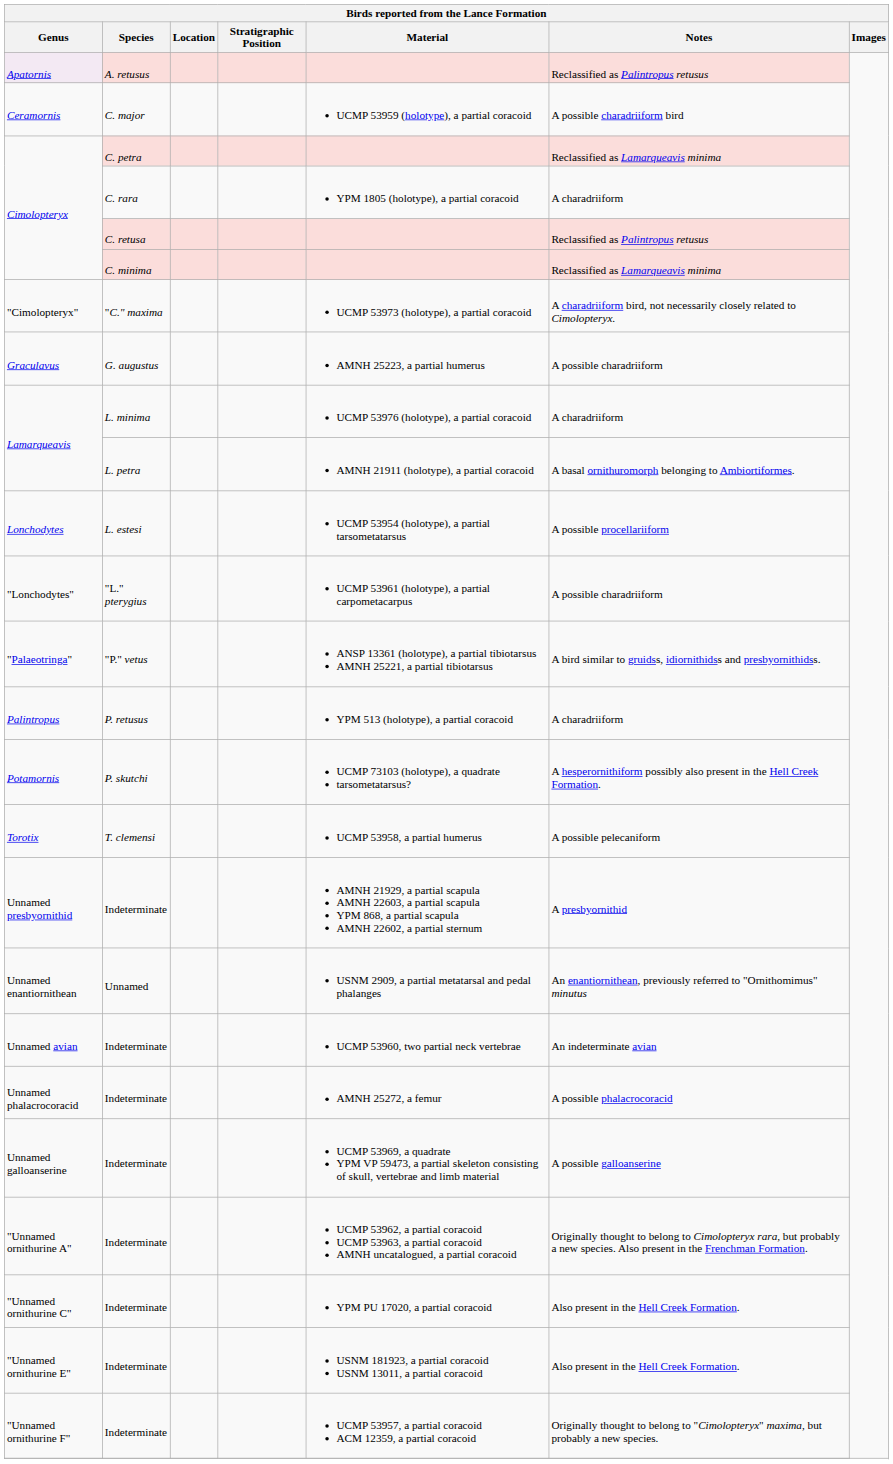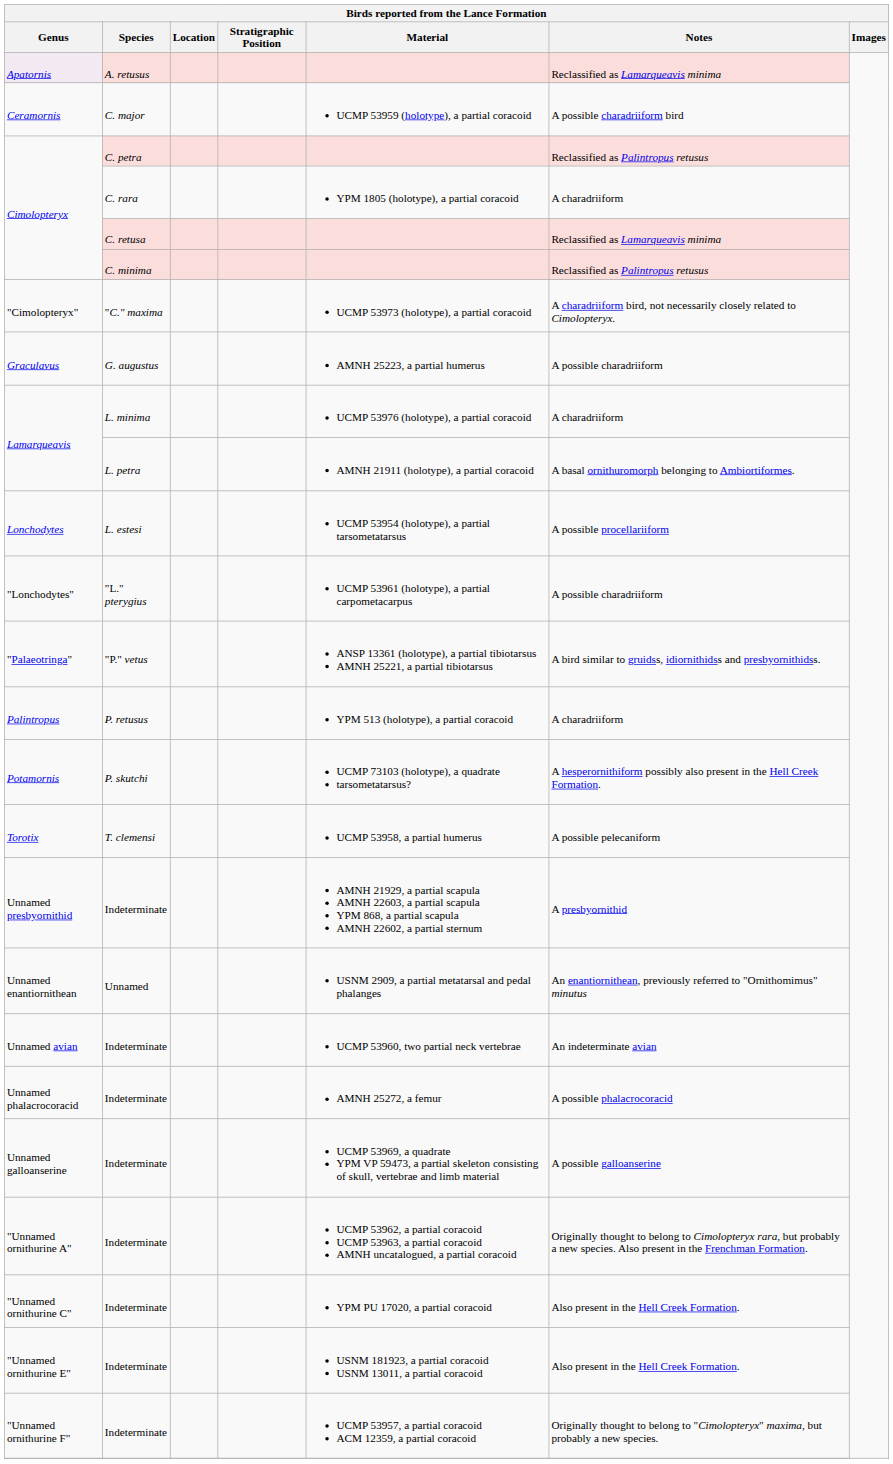(630, 74) Reclassified as Palintropus retusus -> (636, 74) Reclassified as Lamarqueavis minima
(636, 157) Reclassified as Lamarqueavis minima -> (630, 157) Reclassified as Palintropus retusus
(630, 240) Reclassified as Palintropus retusus -> (636, 240) Reclassified as Lamarqueavis minima
(636, 270) Reclassified as Lamarqueavis minima -> (630, 270) Reclassified as Palintropus retusus
